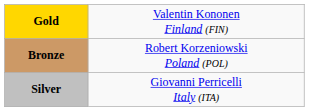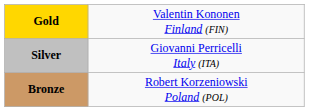rows swapped: (46, 89) <-> (46, 55)
